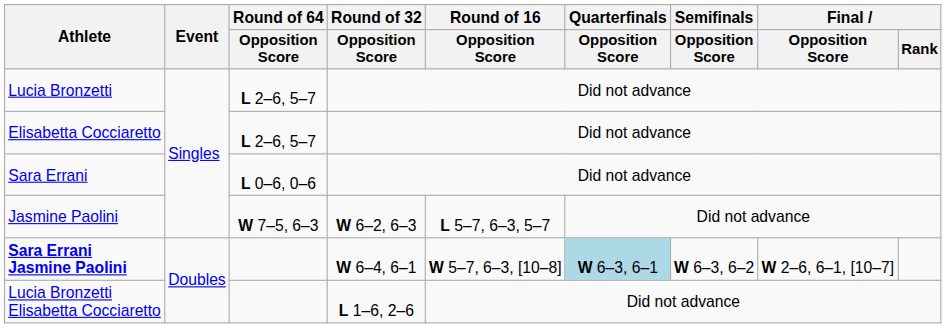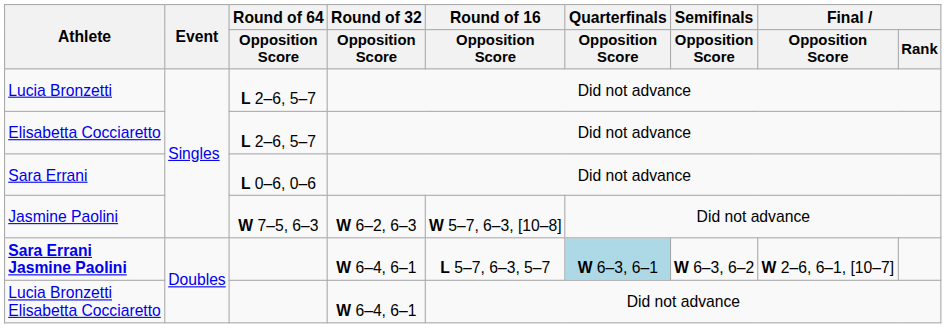(495, 226) L 5–7, 6–3, 5–7 -> (495, 226) W 5–7, 6–3, [10–8]
(495, 268) W 5–7, 6–3, [10–8] -> (495, 268) L 5–7, 6–3, 5–7
(376, 311) L 1–6, 2–6 -> (376, 311) W 6–4, 6–1
